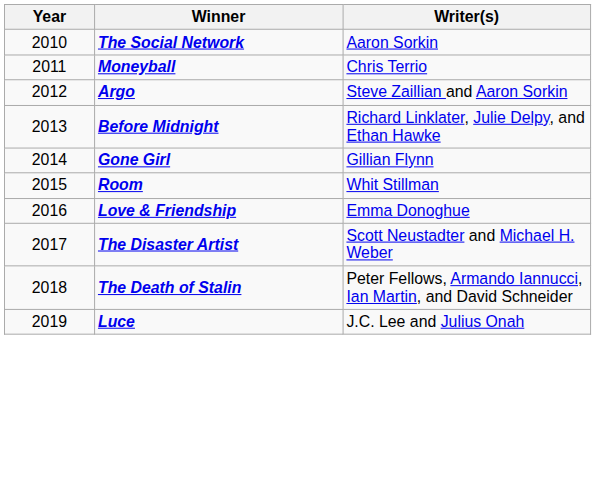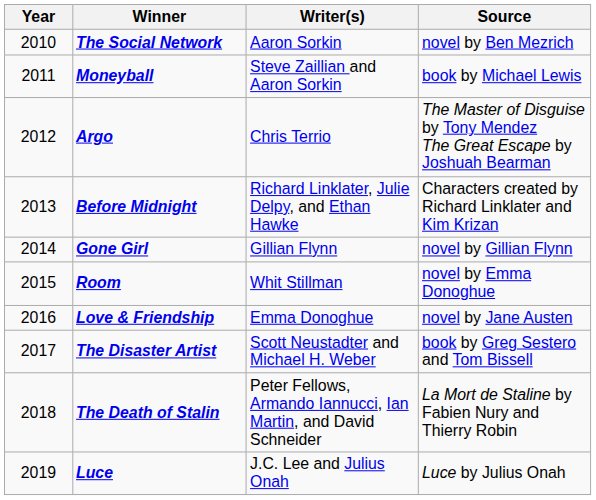+ column: (504, 17)
(387, 67) Chris Terrio -> (313, 76) Steve Zaillian and Aaron Sorkin
(457, 92) Steve Zaillian and Aaron Sorkin -> (290, 136) Chris Terrio
